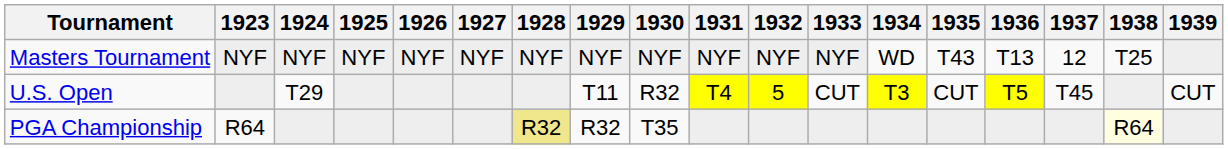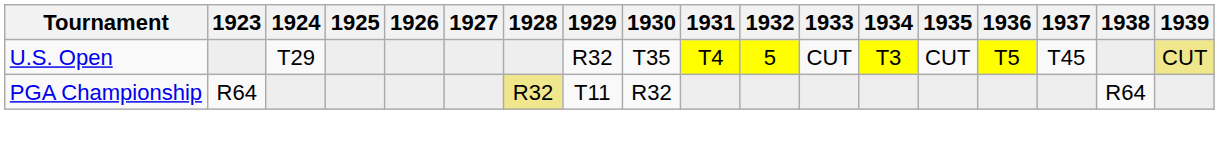- row: (110, 57)
(600, 92) T11 -> (592, 57) R32
(660, 92) R32 -> (652, 57) T35
(1193, 92) no background -> (1185, 57) khaki background
(600, 127) R32 -> (592, 92) T11
(660, 127) T35 -> (651, 92) R32
(1134, 127) lightyellow background -> (1125, 92) no background
